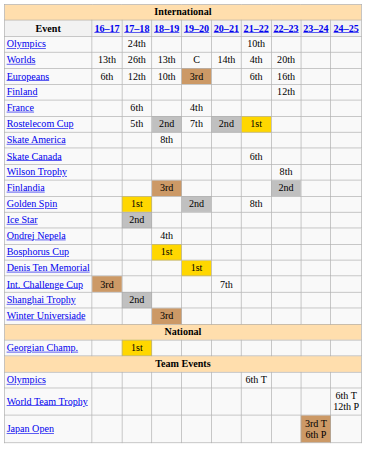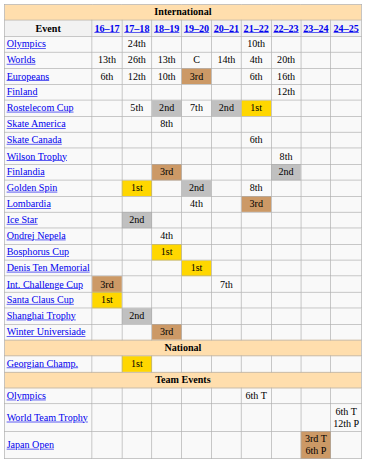- row: (20, 108)
+ row: (29, 204)
+ row: (40, 300)
